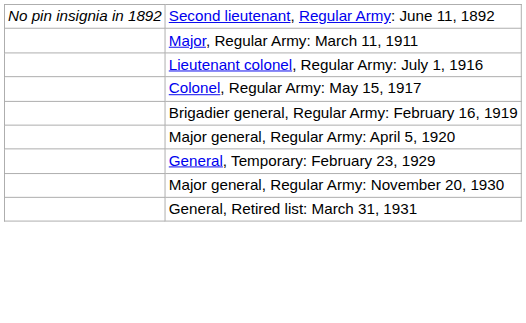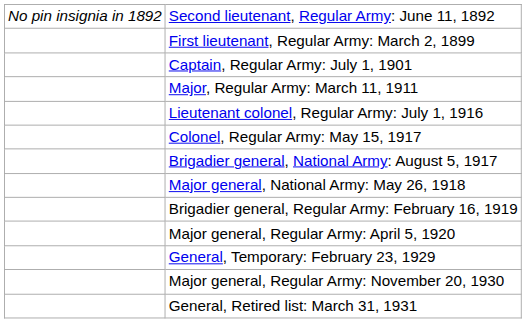+ row: (322, 40)
+ row: (290, 64)
+ row: (333, 161)
+ row: (317, 185)
